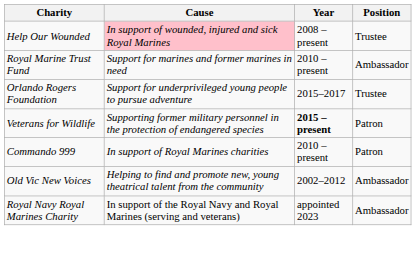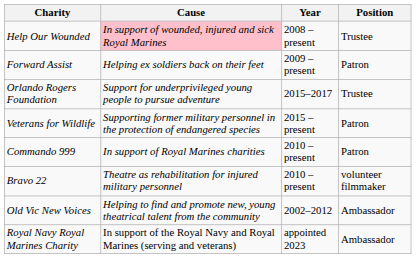+ row: (39, 65)
- row: (49, 65)
(314, 123) bold -> (299, 123) normal
+ row: (27, 181)
